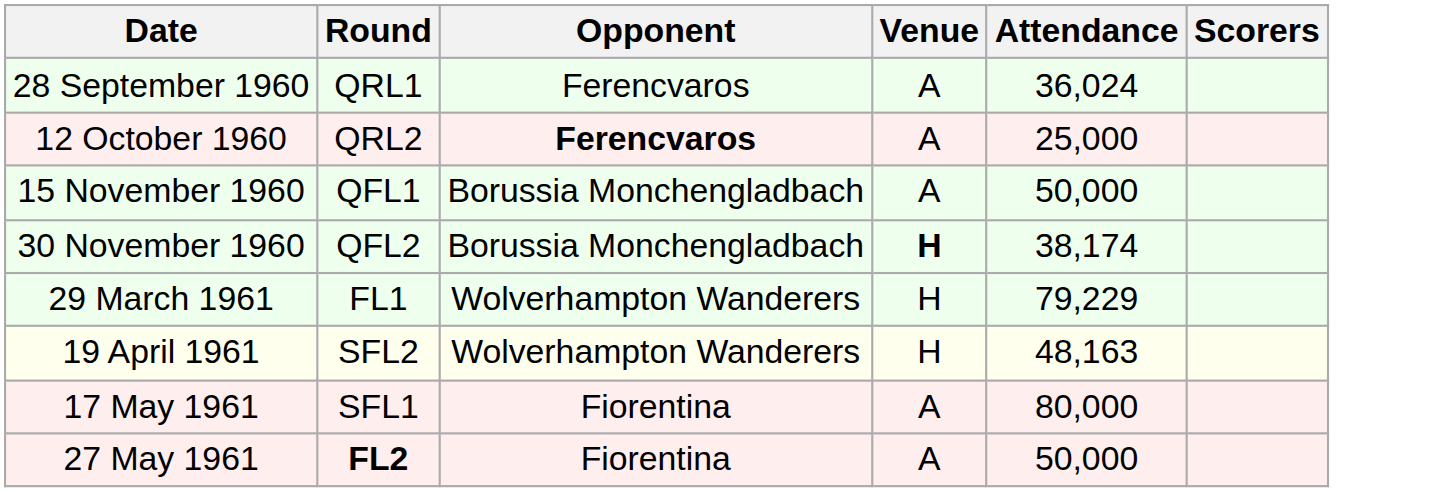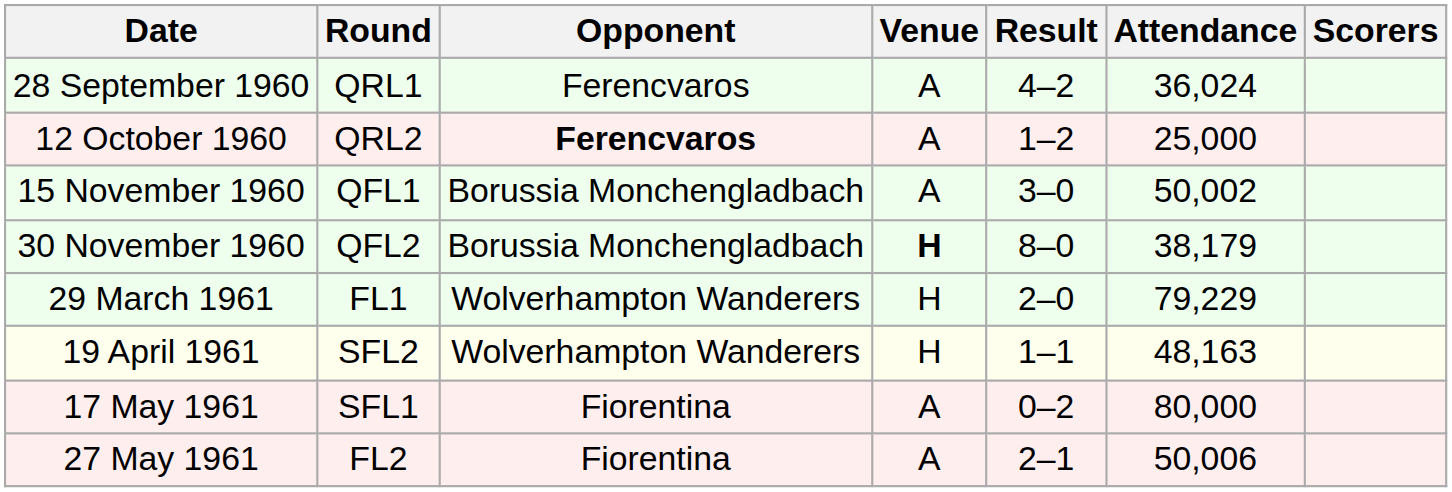+ column: (1046, 31)
(1087, 191) 50,000 -> (1205, 191) 50,002
(1087, 245) 38,174 -> (1205, 245) 38,179
(378, 459) bold -> (378, 459) normal
(1087, 459) 50,000 -> (1205, 459) 50,006
